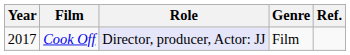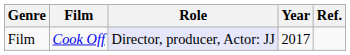columns swapped: (22, 15) <-> (291, 15)
